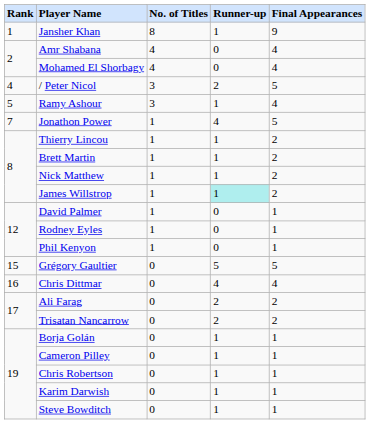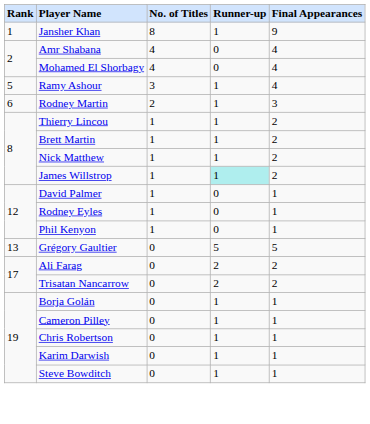- row: (67, 85)
+ row: (73, 103)
- row: (75, 121)
(13, 265) 15 -> (13, 247) 13
- row: (70, 283)
